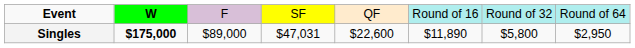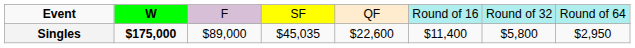(298, 33) $47,031 -> (298, 33) $45,035
(445, 33) $11,890 -> (445, 33) $11,400
